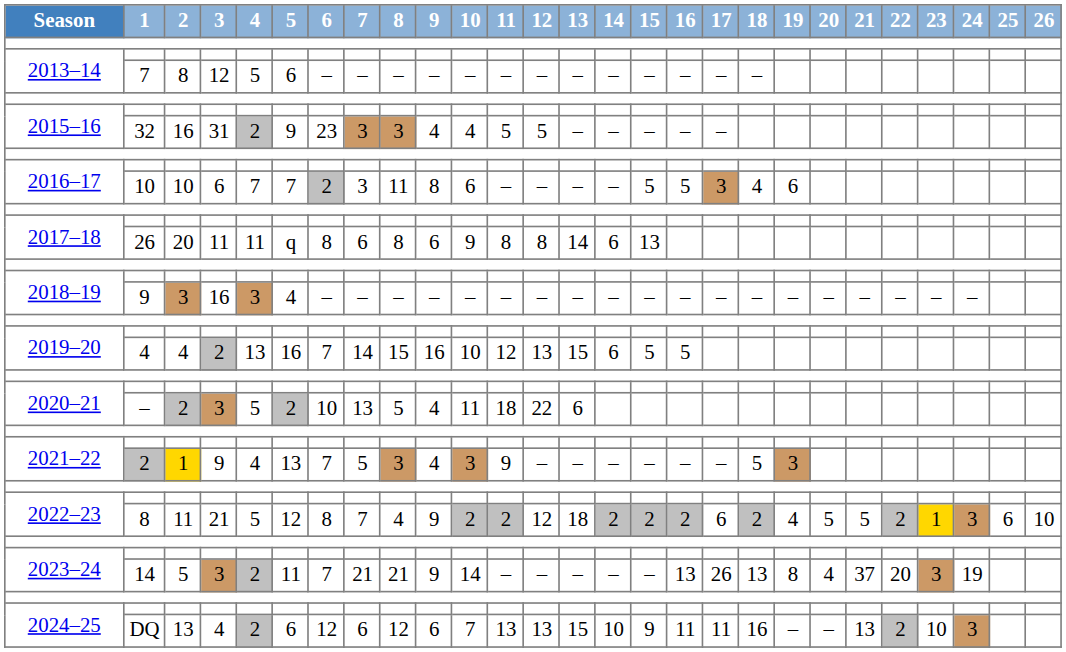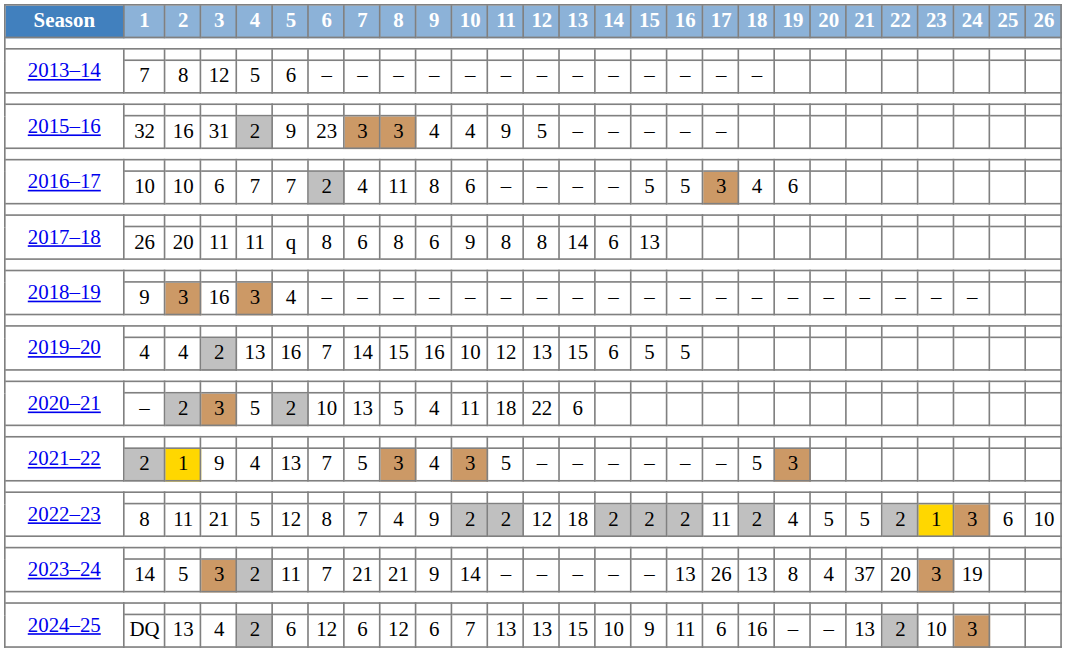(506, 131) 5 -> (506, 131) 9
(363, 187) 3 -> (363, 187) 4
(506, 464) 9 -> (506, 464) 5
(721, 519) 6 -> (721, 519) 11
(721, 630) 11 -> (721, 630) 6
